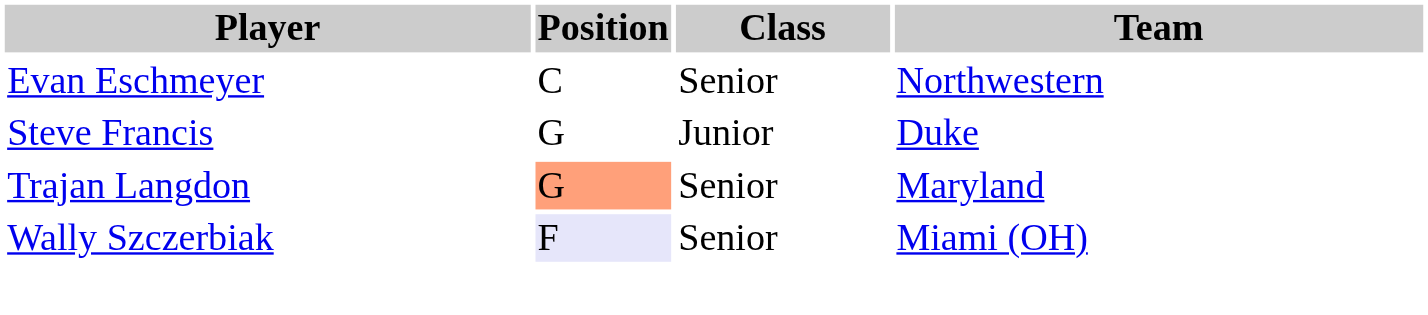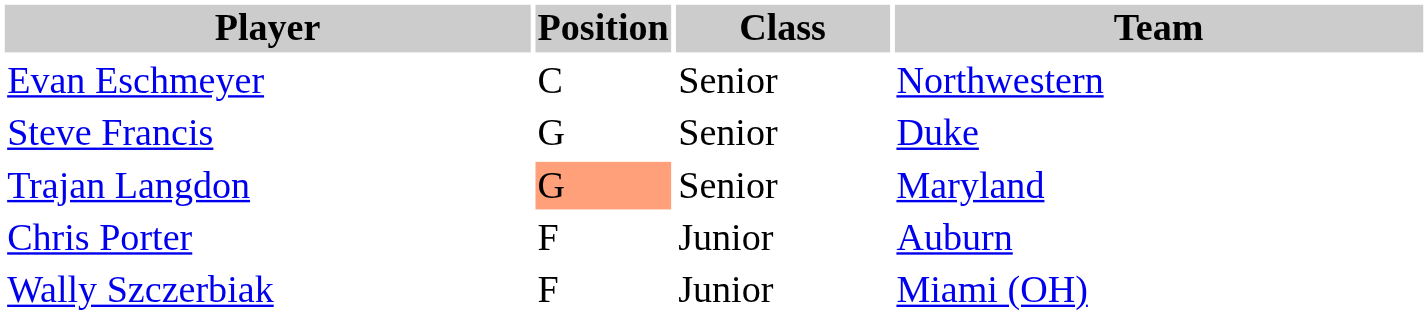(726, 132) Junior -> (728, 132) Senior
+ row: (100, 237)
(548, 237) lavender background -> (548, 289) no background
(728, 237) Senior -> (726, 289) Junior
